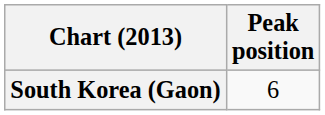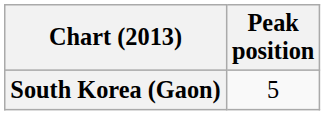(273, 89) 6 -> (273, 89) 5
